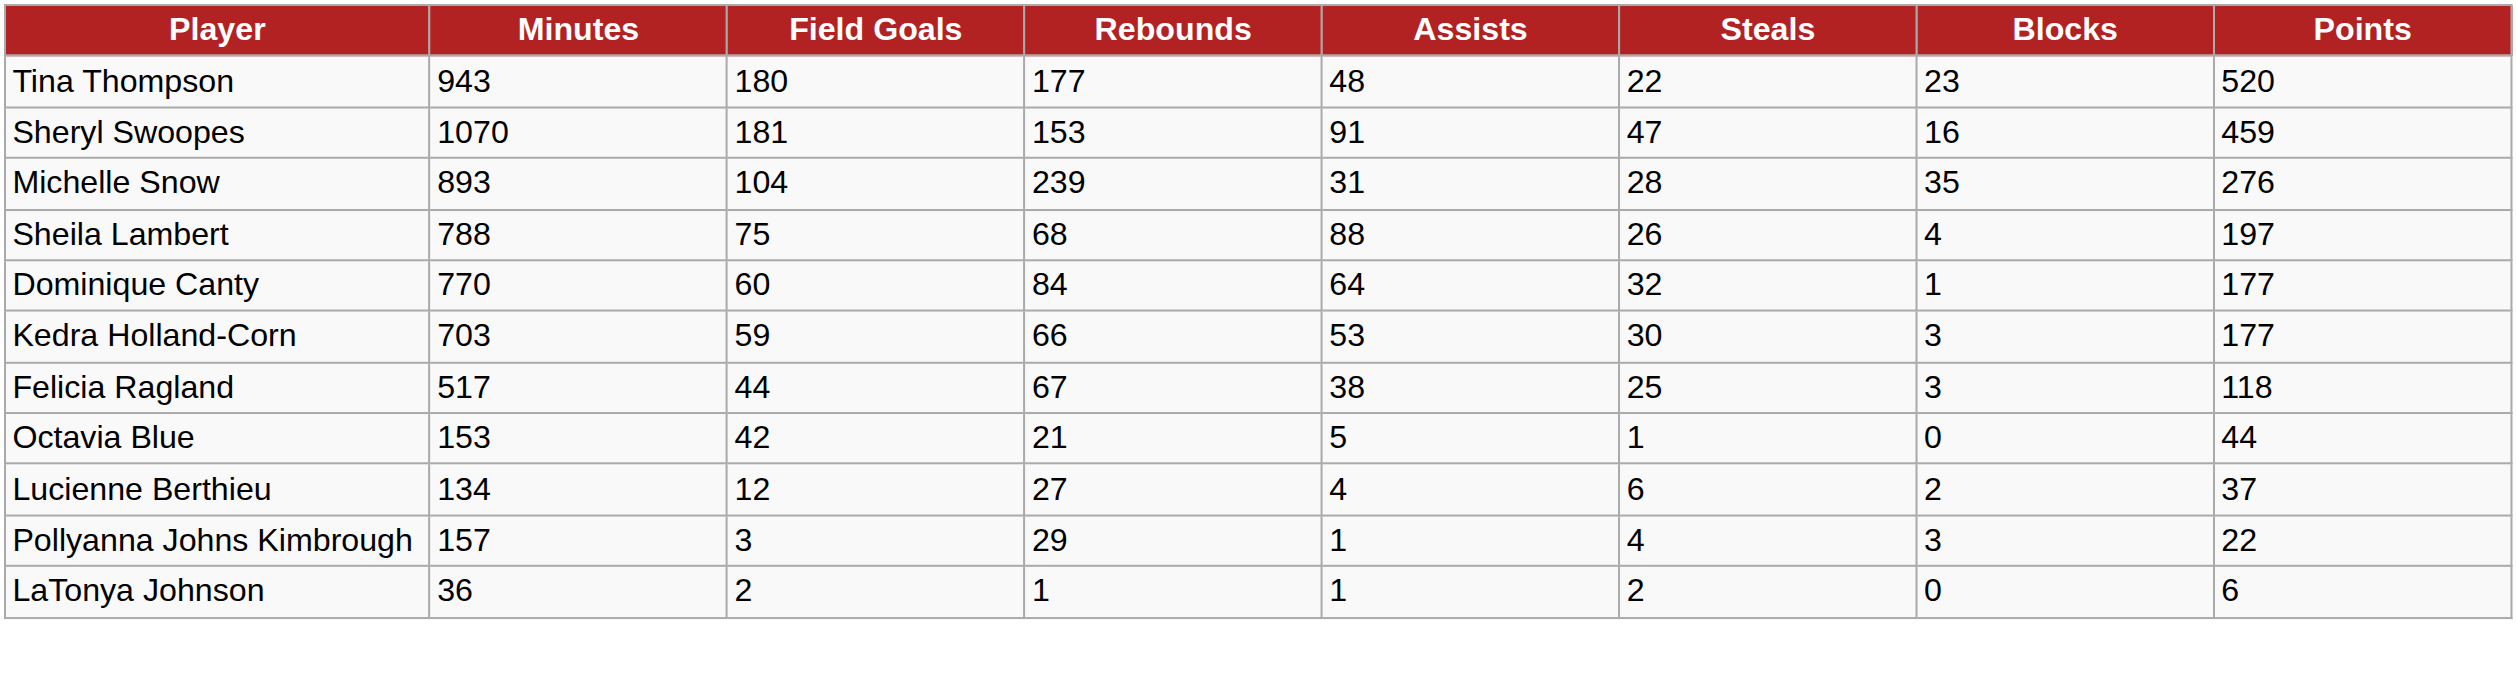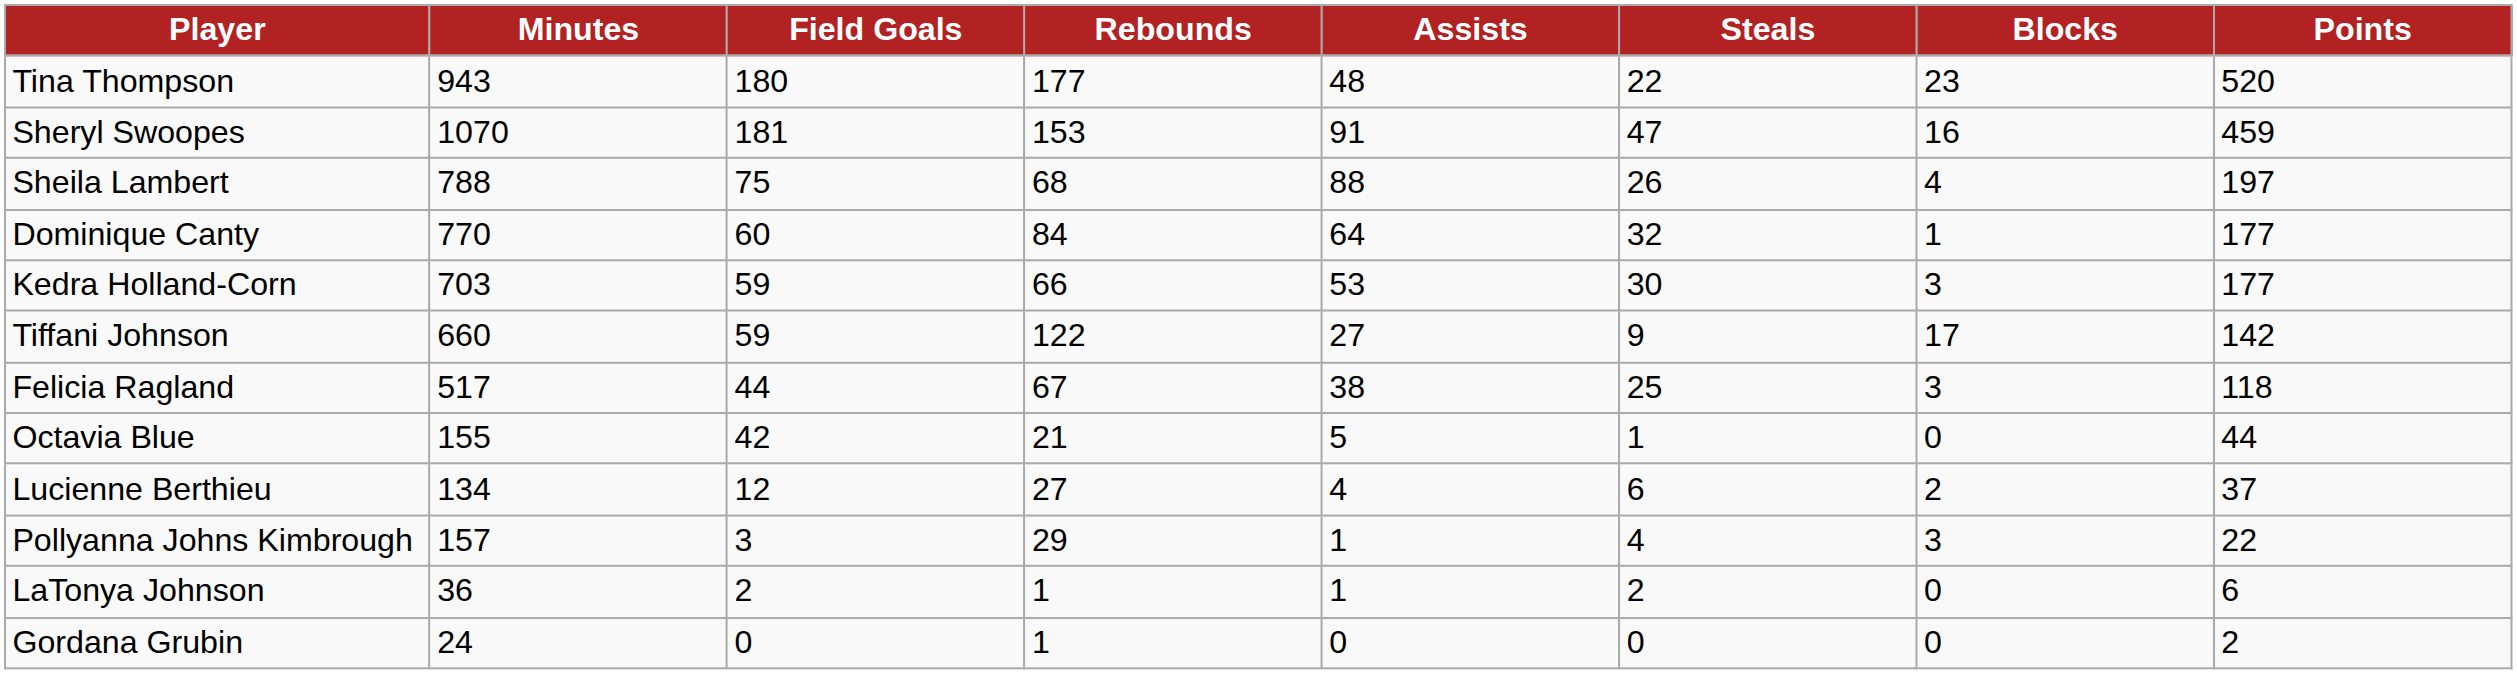- row: (116, 183)
+ row: (121, 336)
(464, 438) 153 -> (464, 438) 155
+ row: (128, 642)
